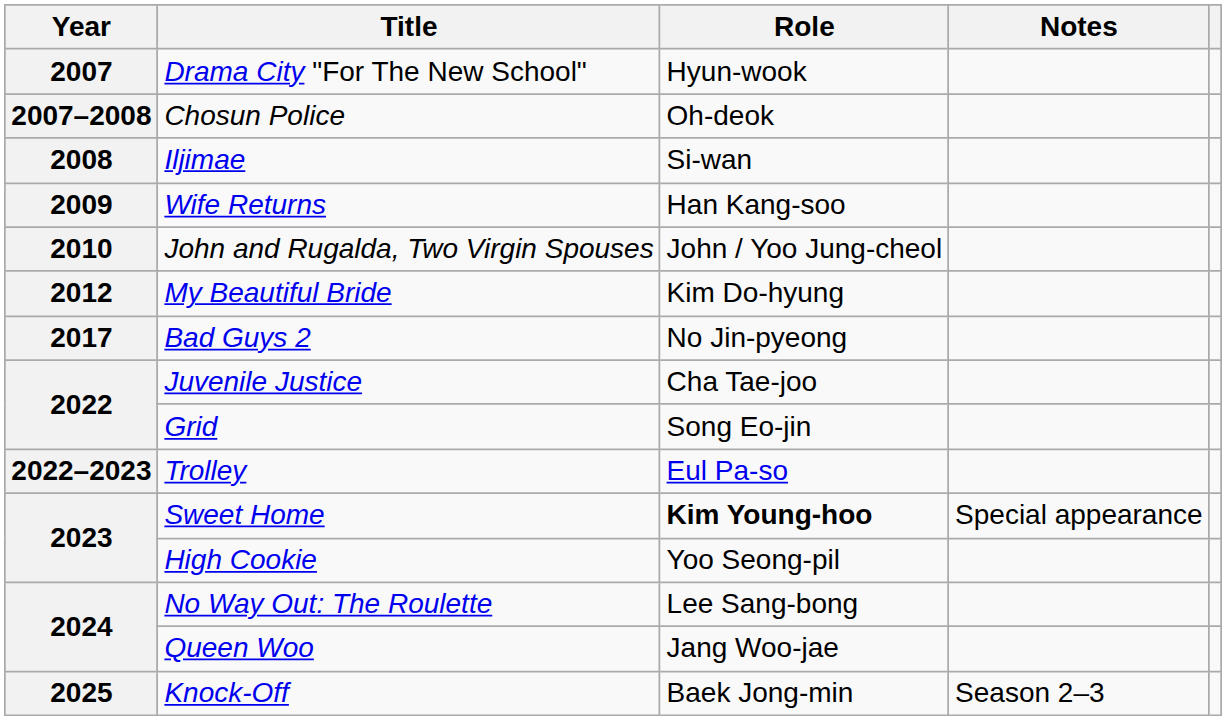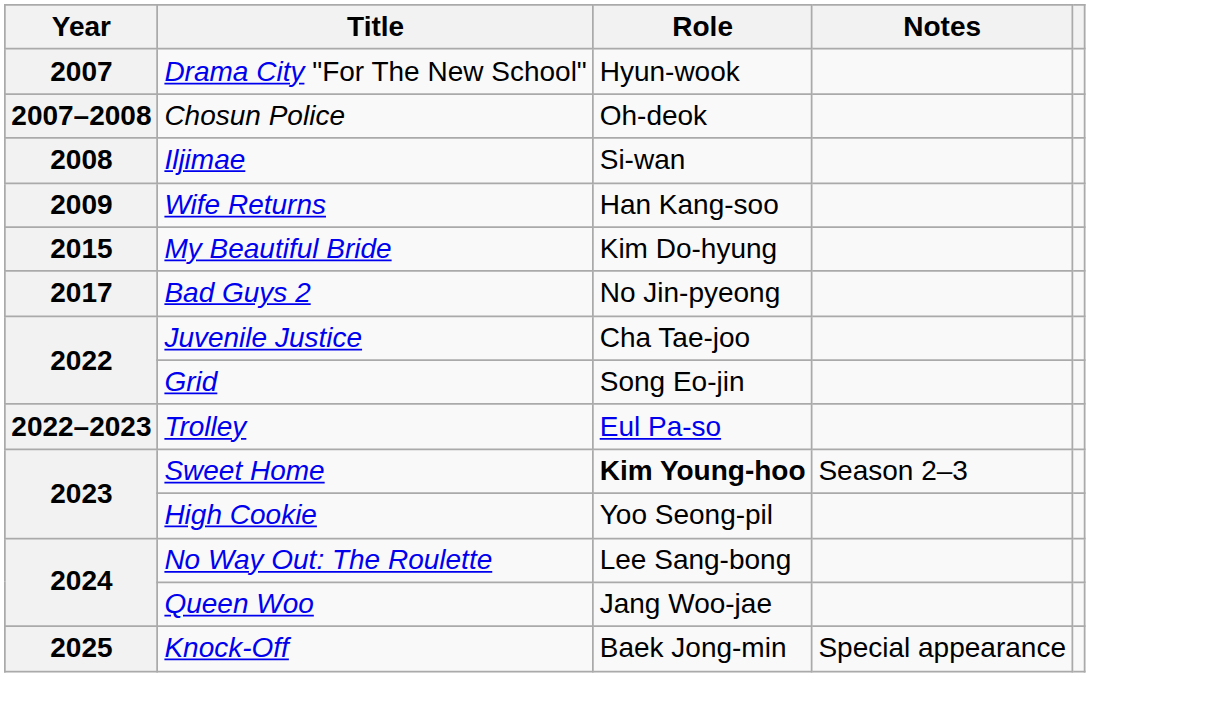- row: (409, 248)
(81, 293) 2012 -> (81, 248) 2015
(1079, 515) Special appearance -> (893, 470) Season 2–3
(1030, 692) Season 2–3 -> (942, 648) Special appearance
